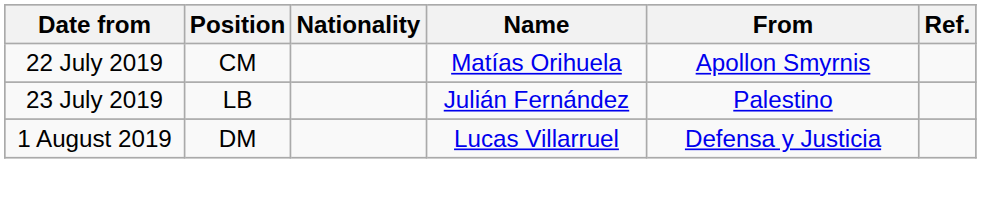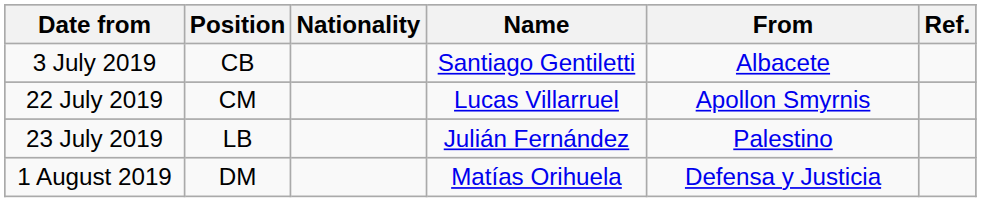+ row: (94, 63)
(536, 63) Matías Orihuela -> (536, 101) Lucas Villarruel
(536, 139) Lucas Villarruel -> (536, 177) Matías Orihuela
